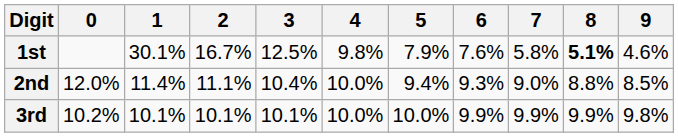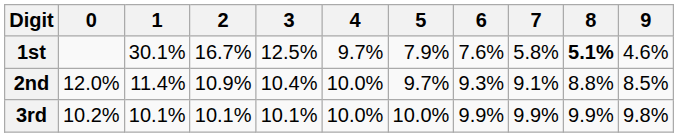(361, 52) 9.8% -> (361, 52) 9.7%
(224, 83) 11.1% -> (223, 83) 10.9%
(426, 83) 9.4% -> (426, 83) 9.7%
(536, 83) 9.0% -> (536, 83) 9.1%
